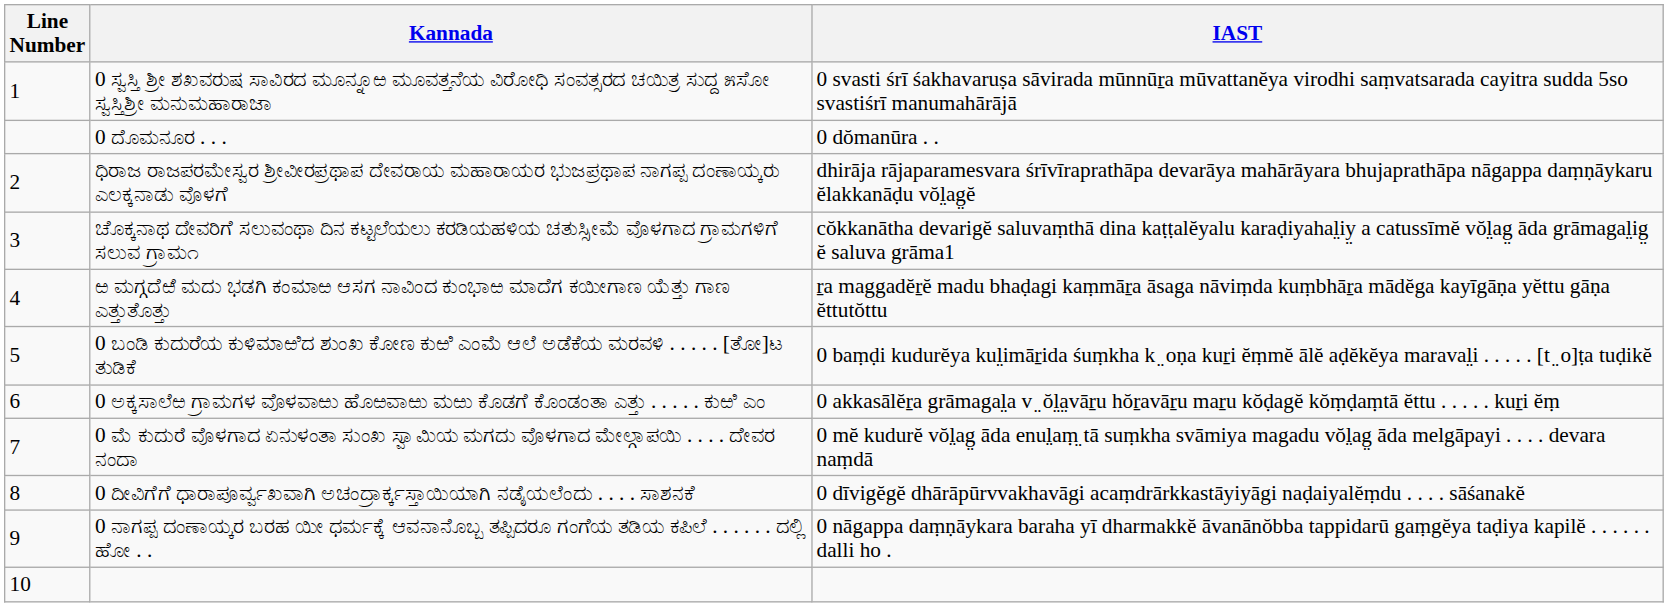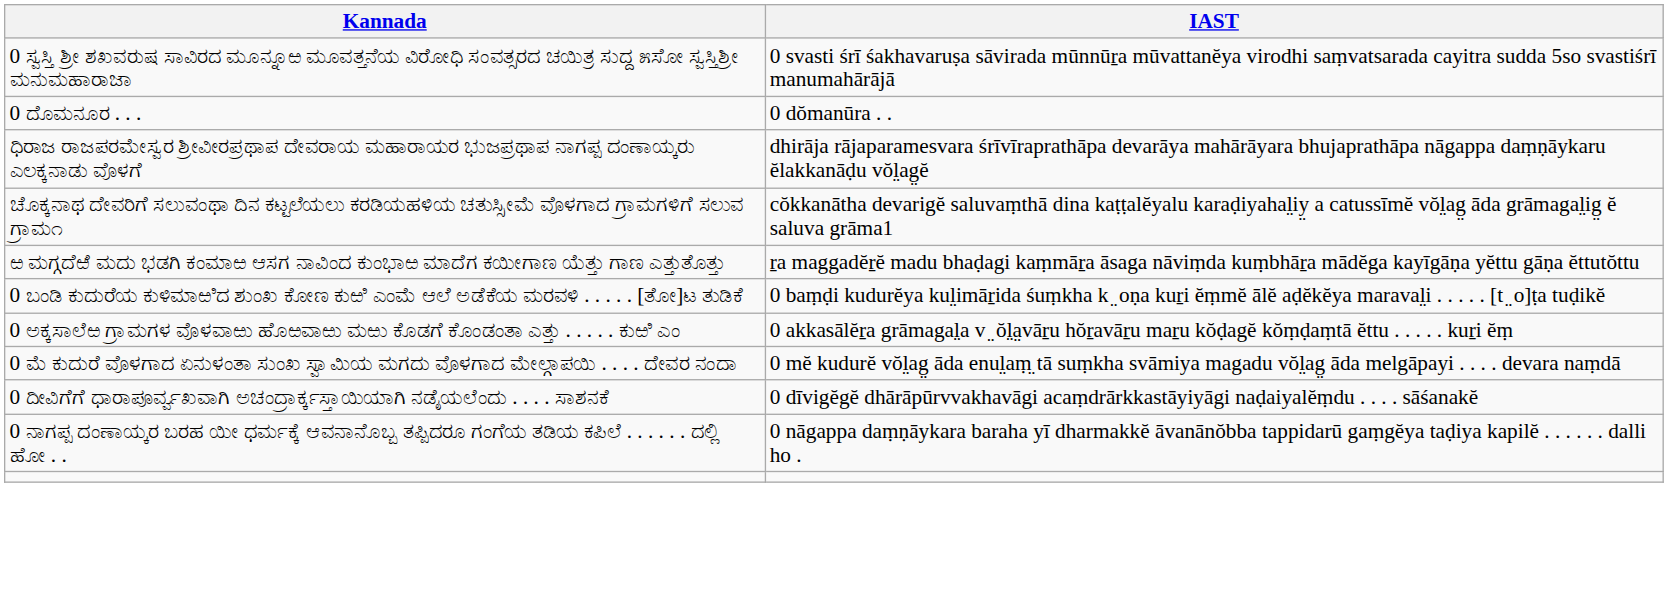- column: (47, 33)
